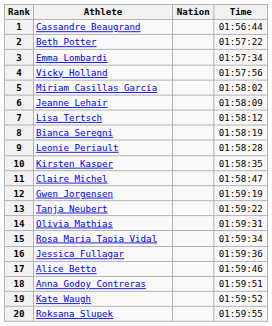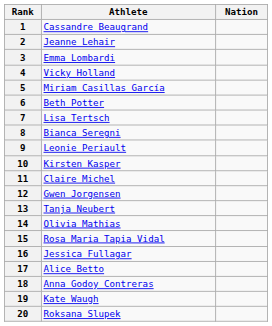- column: (241, 12)
(66, 43) Beth Potter -> (79, 43) Jeanne Lehair
(72, 103) Jeanne Lehair -> (74, 103) Beth Potter
